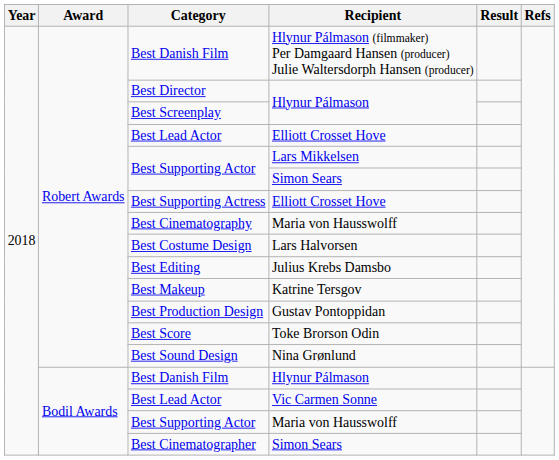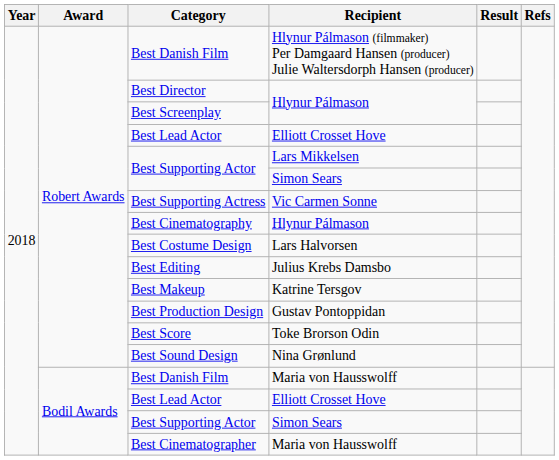(329, 201) Elliott Crosset Hove -> (324, 201) Vic Carmen Sonne
(334, 223) Maria von Hausswolff -> (320, 223) Hlynur Pálmason
(320, 378) Hlynur Pálmason -> (334, 378) Maria von Hausswolff
(324, 400) Vic Carmen Sonne -> (329, 400) Elliott Crosset Hove
(334, 422) Maria von Hausswolff -> (307, 422) Simon Sears
(307, 444) Simon Sears -> (334, 444) Maria von Hausswolff
